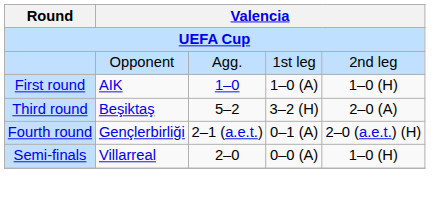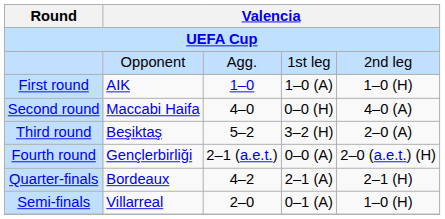+ row: (54, 109)
(294, 132) 0–1 (A) -> (309, 156) 0–0 (A)
+ row: (54, 179)
(294, 156) 0–0 (A) -> (309, 202) 0–1 (A)
